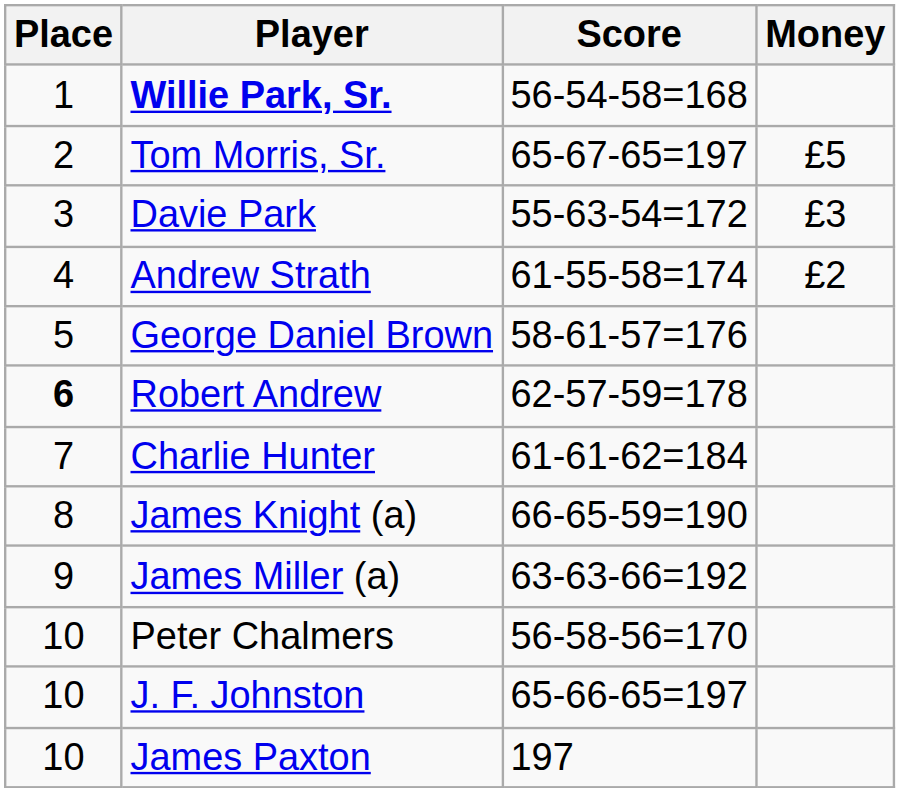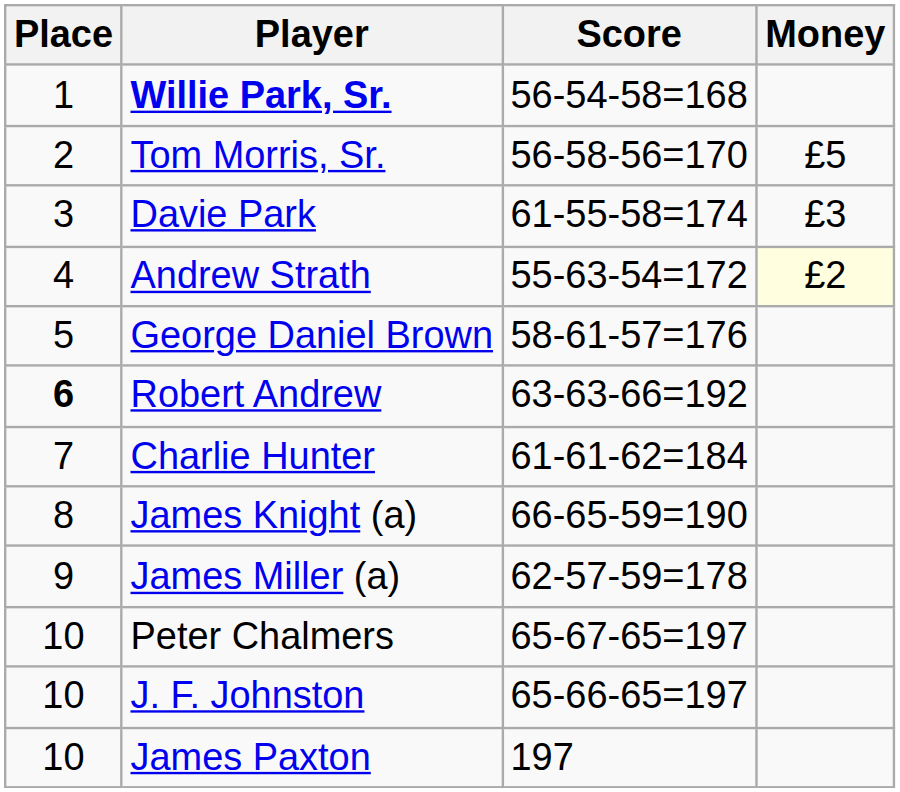(629, 154) 65-67-65=197 -> (629, 154) 56-58-56=170
(629, 214) 55-63-54=172 -> (629, 214) 61-55-58=174
(629, 275) 61-55-58=174 -> (629, 275) 55-63-54=172
(825, 275) no background -> (825, 275) lightyellow background
(629, 395) 62-57-59=178 -> (629, 395) 63-63-66=192
(629, 575) 63-63-66=192 -> (629, 575) 62-57-59=178
(629, 635) 56-58-56=170 -> (629, 635) 65-67-65=197
